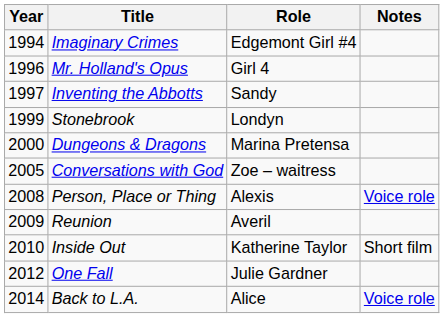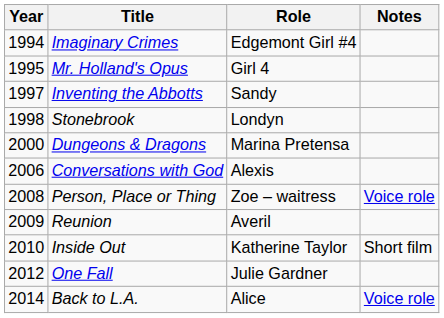(26, 68) 1996 -> (26, 68) 1995
(26, 119) 1999 -> (26, 119) 1998
(26, 171) 2005 -> (26, 171) 2006
(283, 171) Zoe – waitress -> (252, 171) Alexis
(252, 196) Alexis -> (283, 196) Zoe – waitress
